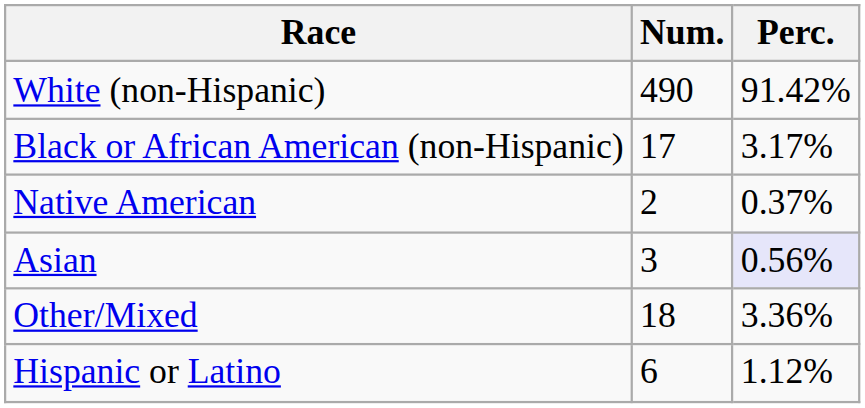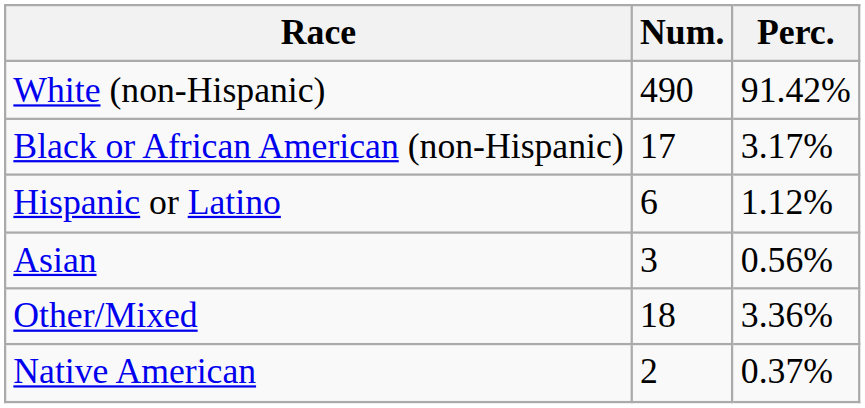rows swapped: (135, 202) <-> (147, 372)
(787, 259) lavender background -> (787, 259) no background
